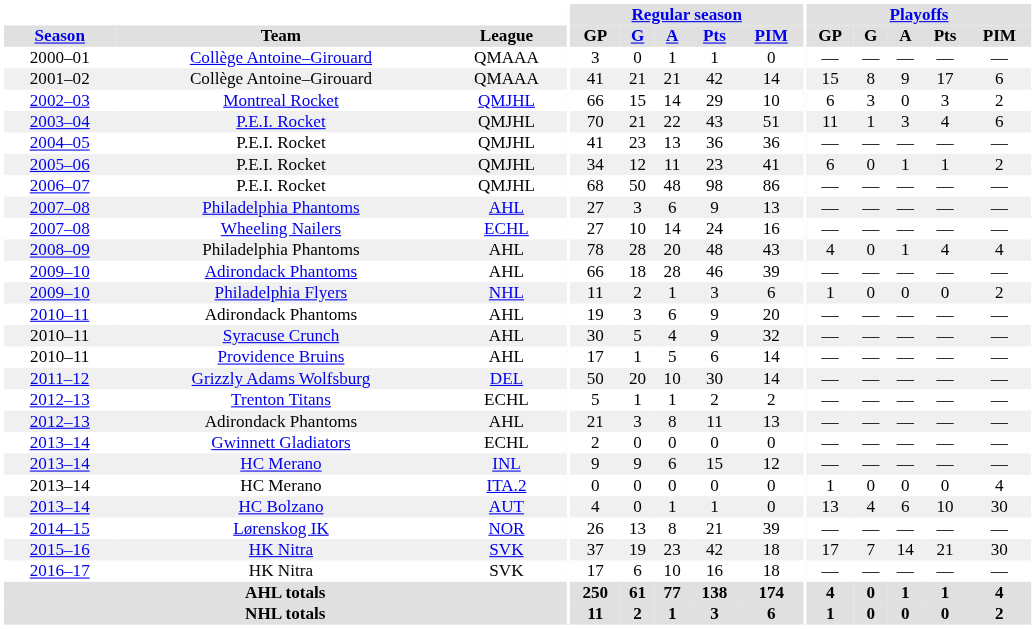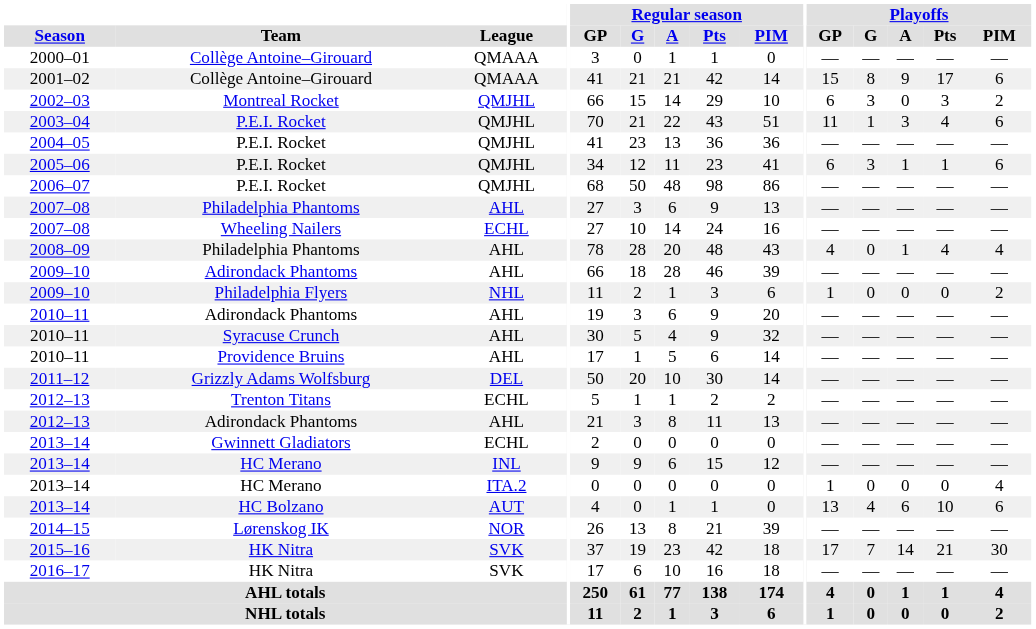(871, 164) 0 -> (871, 164) 3
(999, 164) 2 -> (999, 164) 6
(999, 506) 30 -> (999, 506) 6
